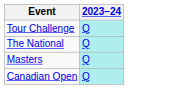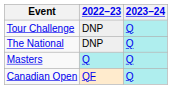+ column: (102, 12)
